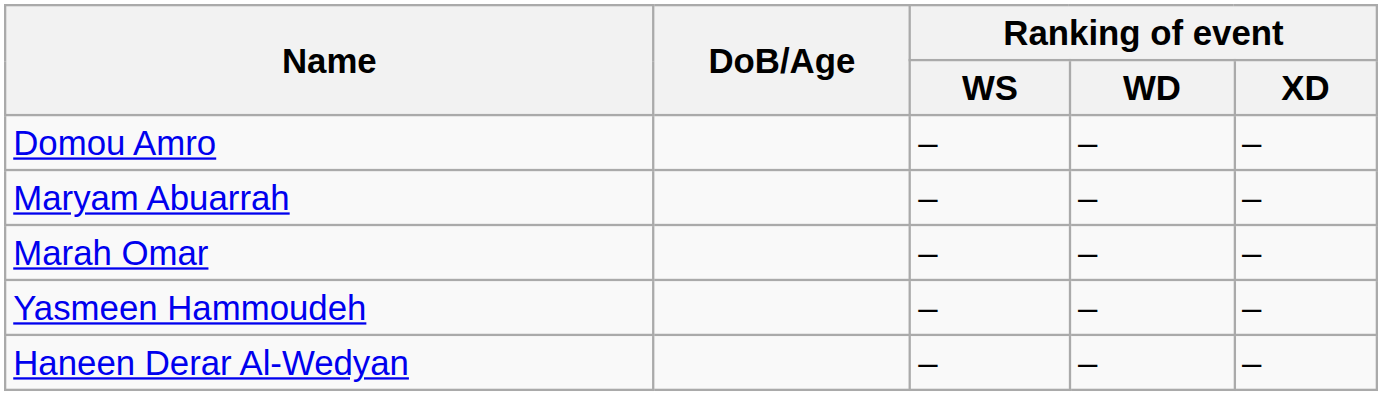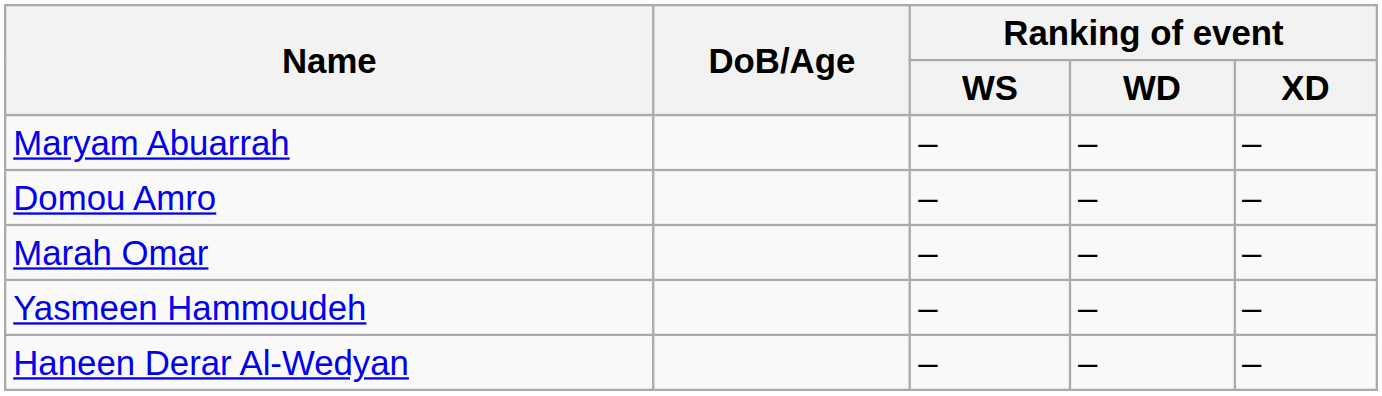rows swapped: (115, 143) <-> (151, 198)
